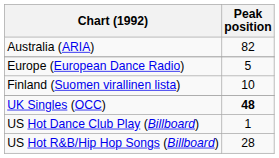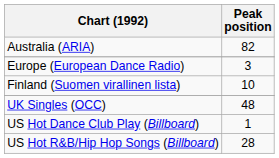(248, 66) 5 -> (248, 66) 3
(248, 104) bold -> (248, 104) normal
